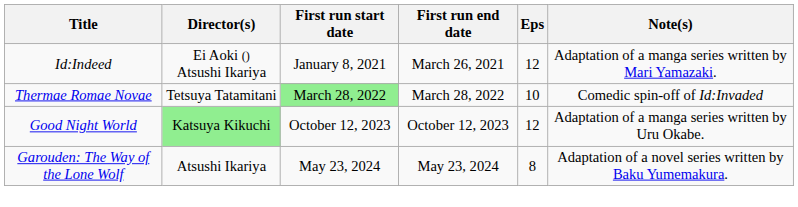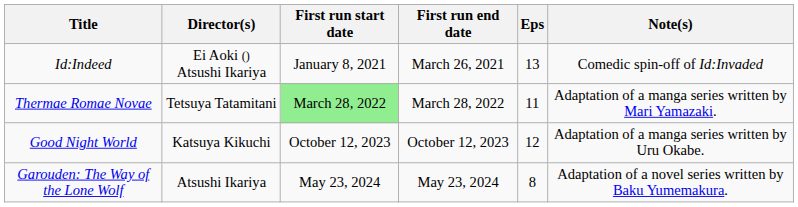(532, 63) 12 -> (532, 63) 13
(670, 63) Adaptation of a manga series written by Mari Yamazaki. -> (670, 63) Comedic spin-off of Id:Invaded
(532, 94) 10 -> (532, 103) 11
(670, 94) Comedic spin-off of Id:Invaded -> (670, 103) Adaptation of a manga series written by Mari Yamazaki.
(221, 126) lightgreen background -> (221, 142) no background
